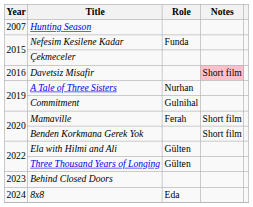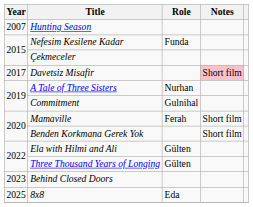(16, 73) 2016 -> (16, 73) 2017
(16, 194) 2024 -> (16, 194) 2025
